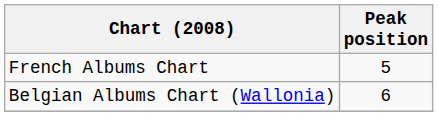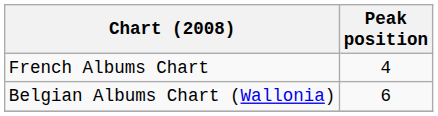(386, 68) 5 -> (386, 68) 4
